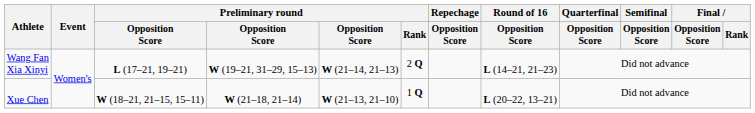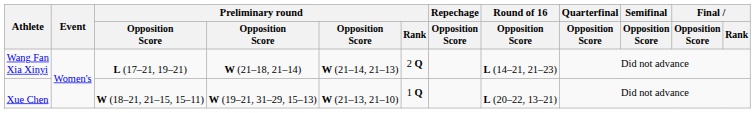(263, 70) W (19–21, 31–29, 15–13) -> (263, 70) W (21–18, 21–14)
(263, 99) W (21–18, 21–14) -> (263, 99) W (19–21, 31–29, 15–13)
